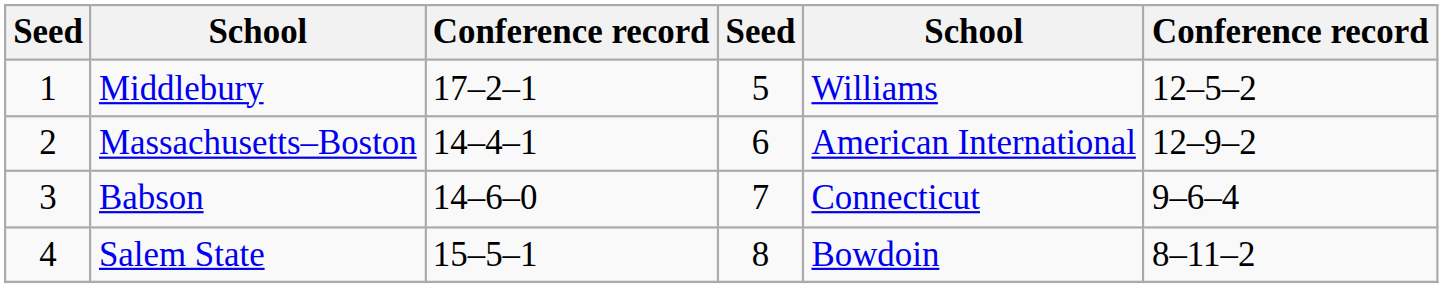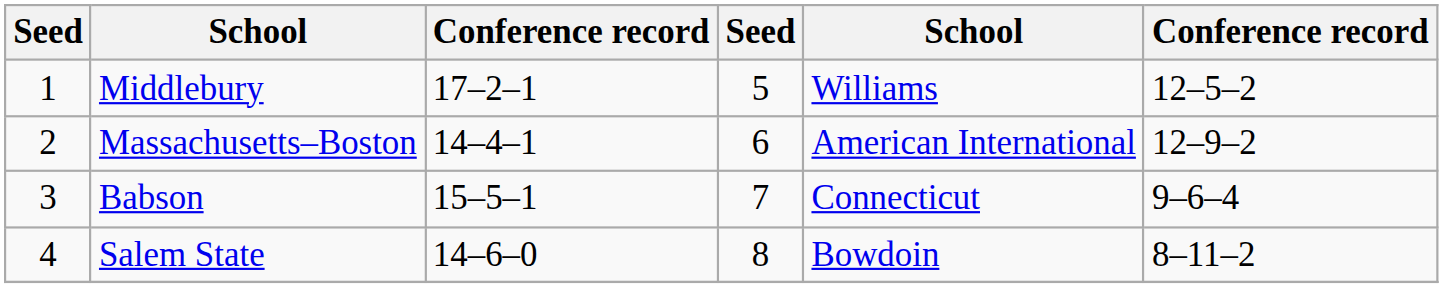(485, 198) 14–6–0 -> (485, 198) 15–5–1
(485, 253) 15–5–1 -> (485, 253) 14–6–0
